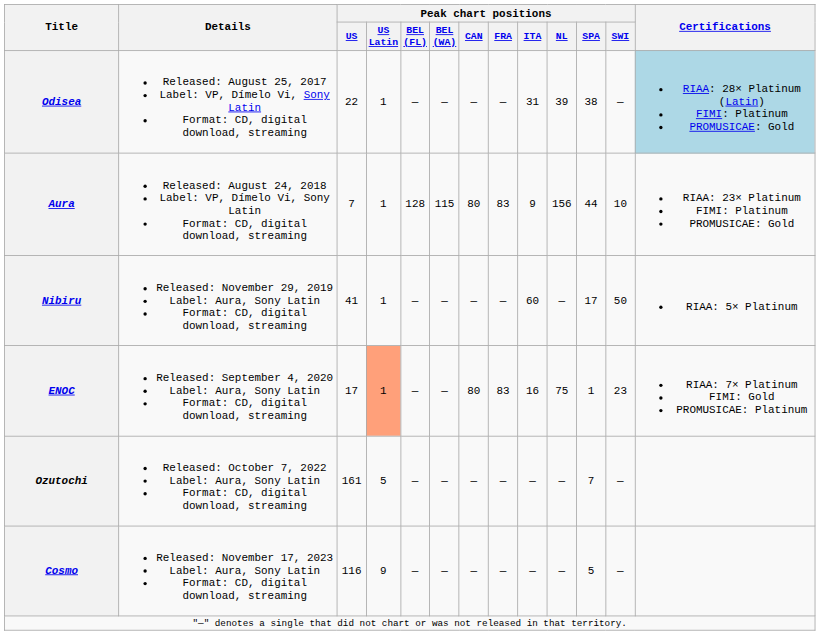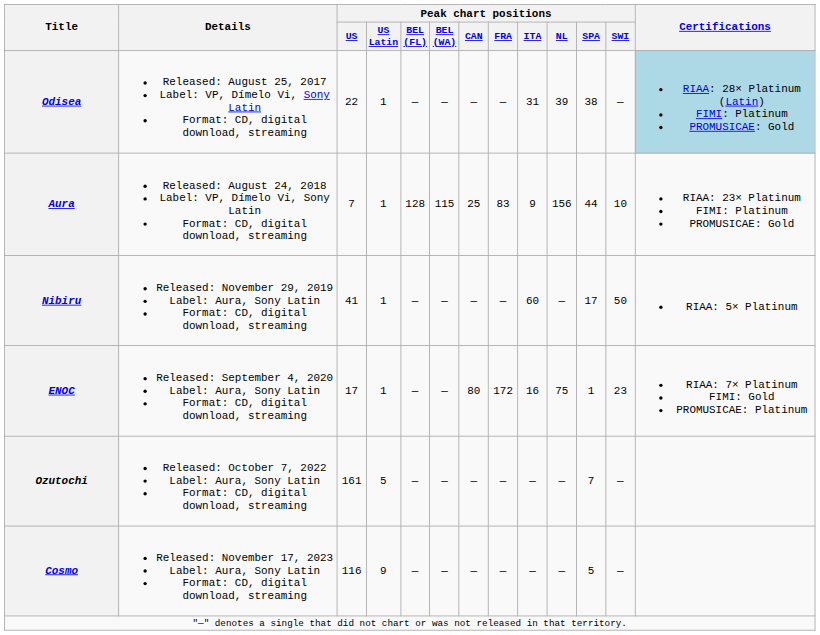(474, 204) 80 -> (474, 204) 25
(383, 391) lightsalmon background -> (383, 391) no background
(503, 391) 83 -> (503, 391) 172
